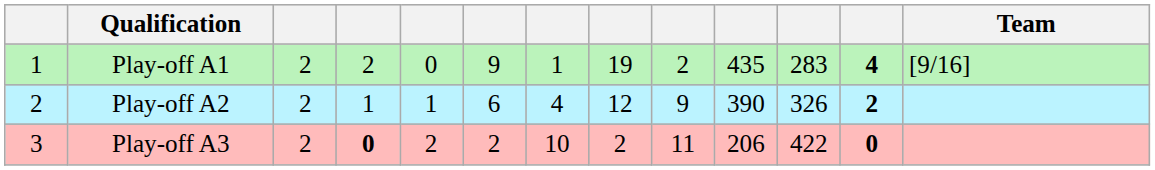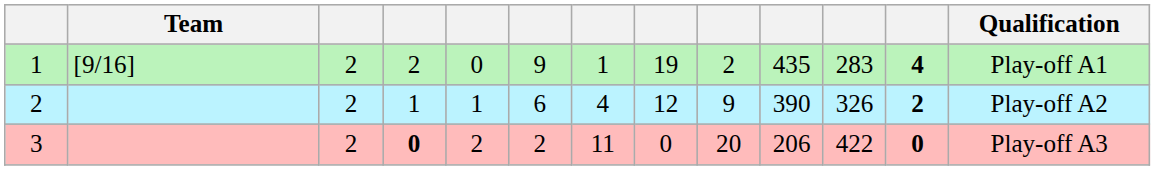columns swapped: (1026, 24) <-> (171, 24)
(557, 143) 10 -> (603, 143) 11
(620, 143) 2 -> (666, 143) 0
(683, 143) 11 -> (729, 143) 20
